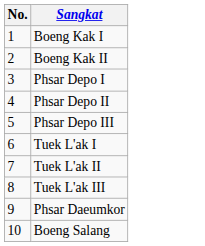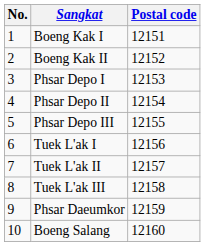+ column: (164, 15)
